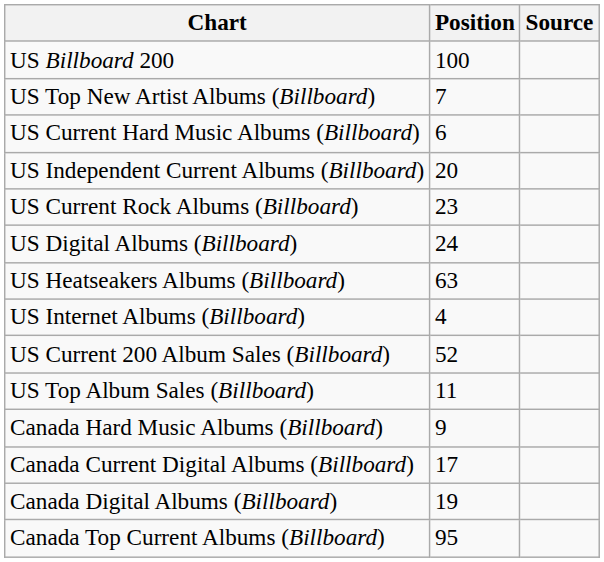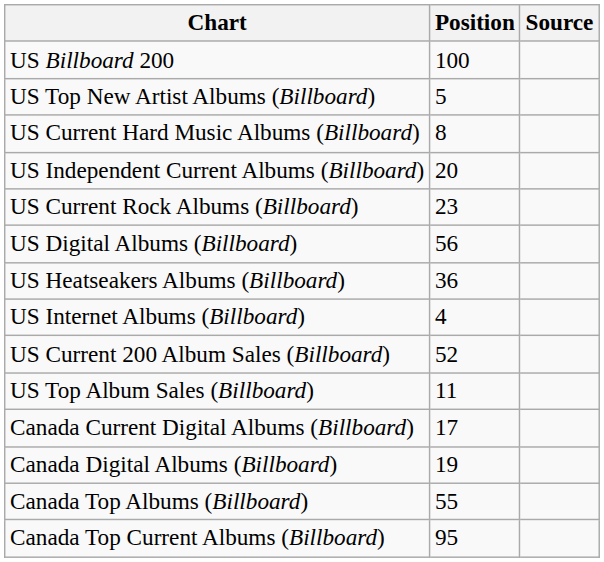(441, 96) 7 -> (441, 96) 5
(441, 133) 6 -> (441, 133) 8
(446, 243) 24 -> (446, 243) 56
(446, 280) 63 -> (446, 280) 36
- row: (197, 427)
+ row: (159, 501)
